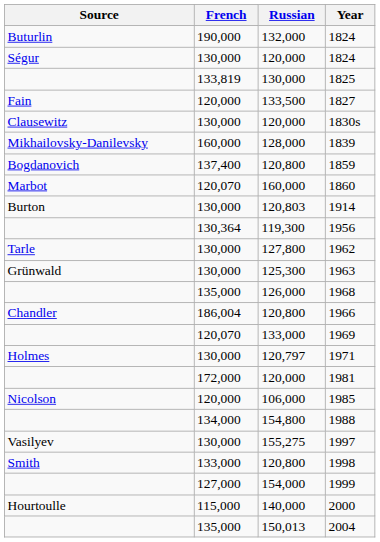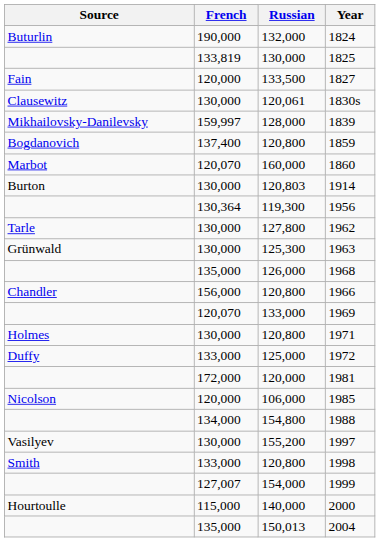- row: (23, 57)
(283, 121) 120,000 -> (283, 100) 120,061
(219, 143) 160,000 -> (219, 121) 159,997
(219, 313) 186,004 -> (219, 292) 156,000
(283, 356) 120,797 -> (283, 334) 120,800
+ row: (23, 356)
(283, 441) 155,275 -> (283, 441) 155,200
(219, 484) 127,000 -> (219, 484) 127,007
